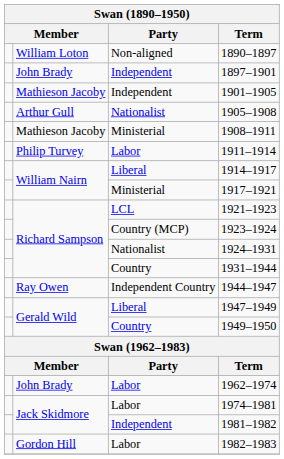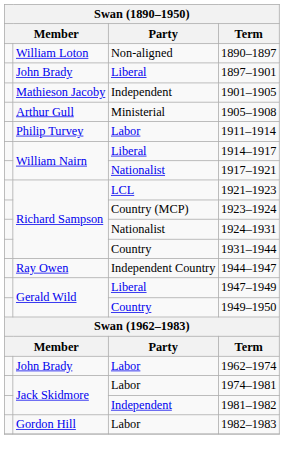(141, 72) Independent -> (129, 72) Liberal
(138, 111) Nationalist -> (138, 111) Ministerial
- row: (248, 131)
(138, 190) Ministerial -> (138, 170) Nationalist
